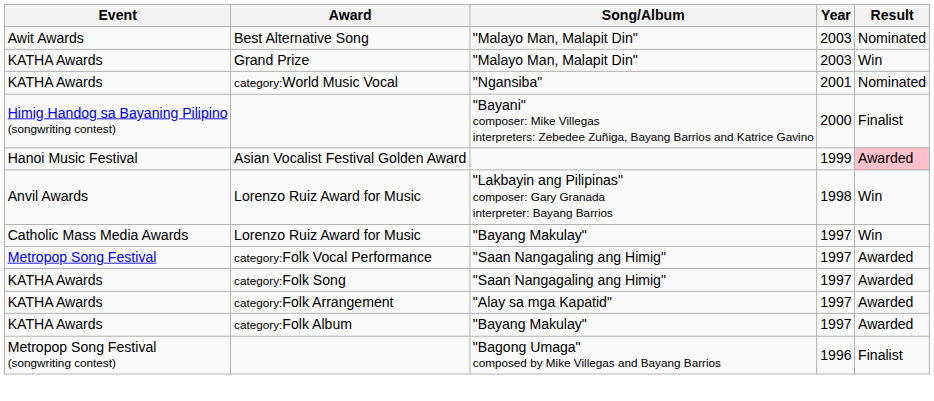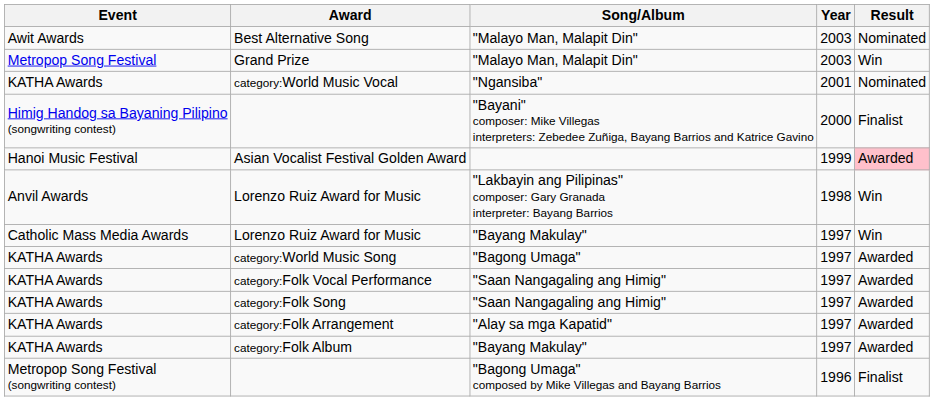(55, 60) KATHA Awards -> (82, 60) Metropop Song Festival
+ row: (315, 257)
(82, 257) Metropop Song Festival -> (55, 279) KATHA Awards
